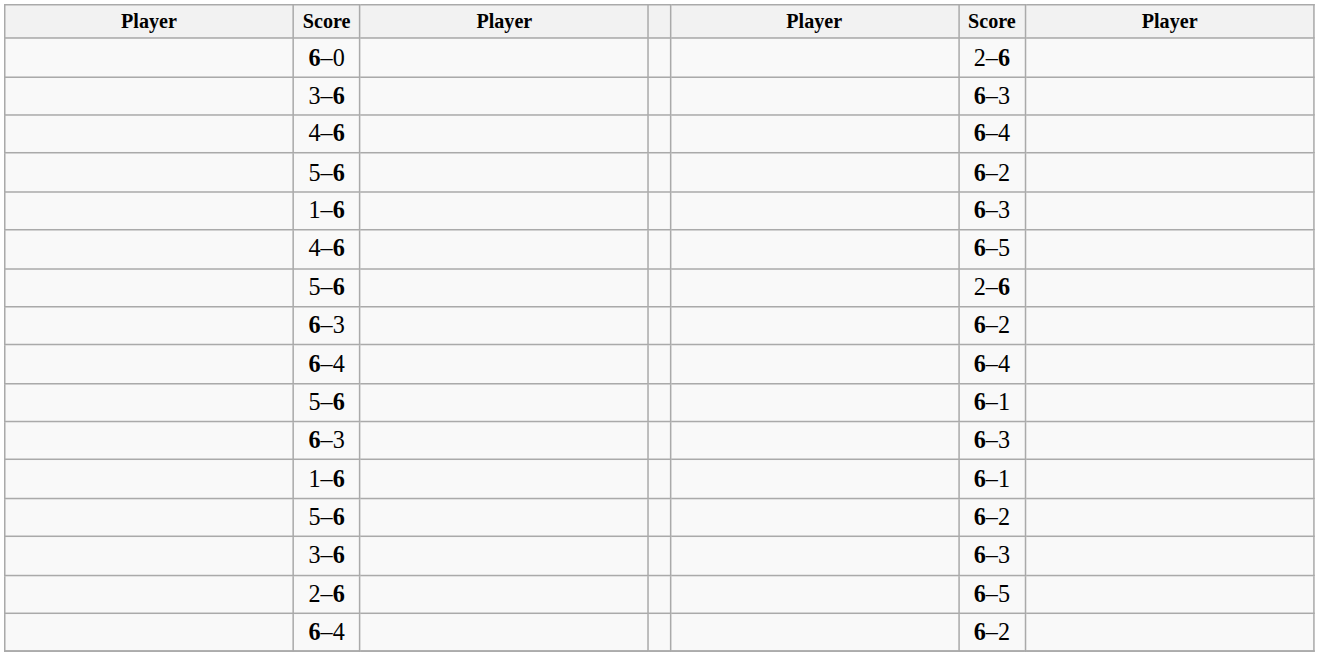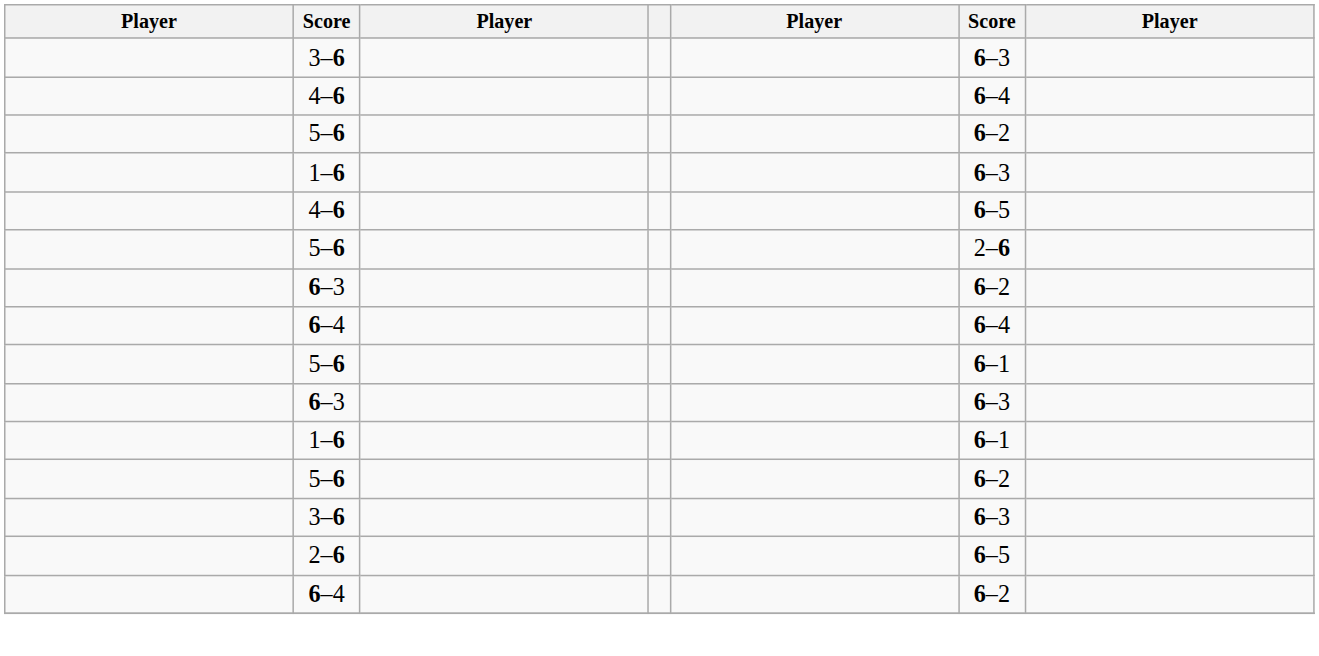- row: (149, 58)
